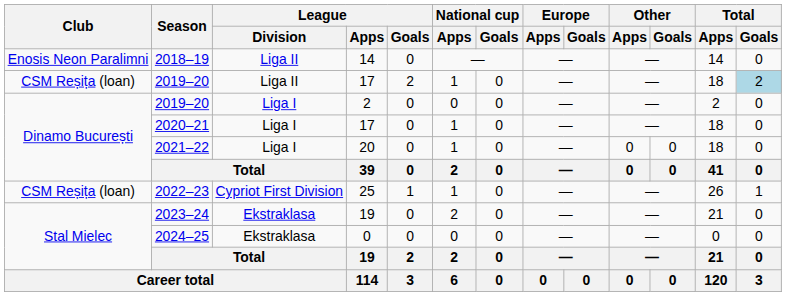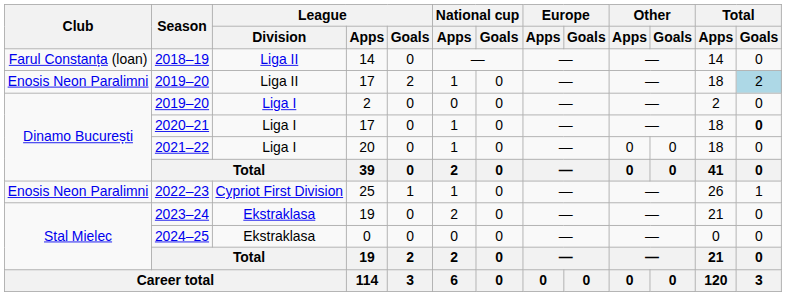(78, 59) Enosis Neon Paralimni -> (78, 59) Farul Constanța (loan)
(78, 81) CSM Reșița (loan) -> (78, 81) Enosis Neon Paralimni
(759, 125) normal -> (759, 125) bold
(78, 192) CSM Reșița (loan) -> (78, 192) Enosis Neon Paralimni
